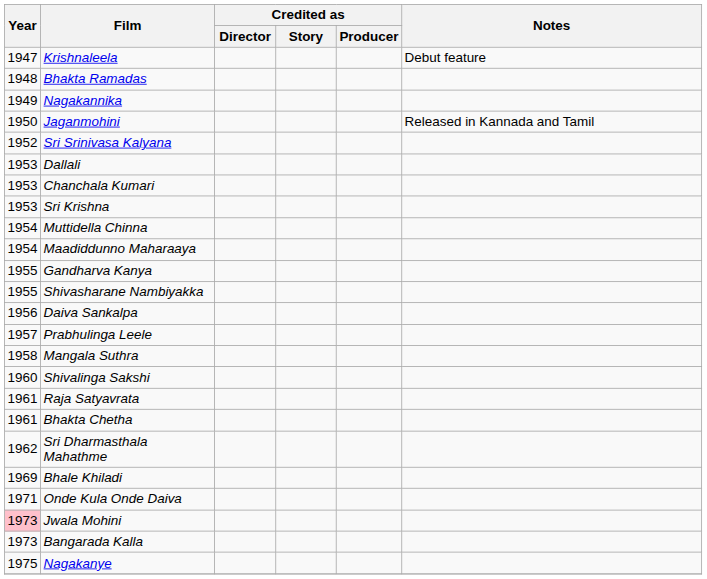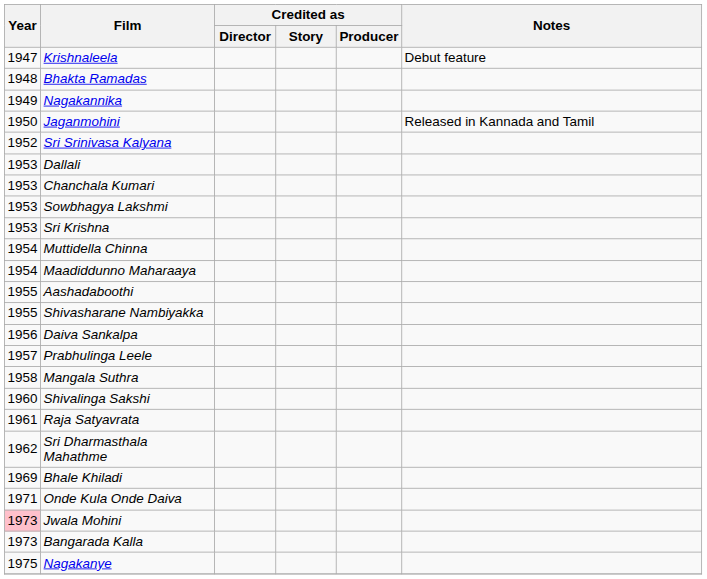+ row: (106, 206)
- row: (98, 270)
+ row: (88, 292)
- row: (88, 420)
